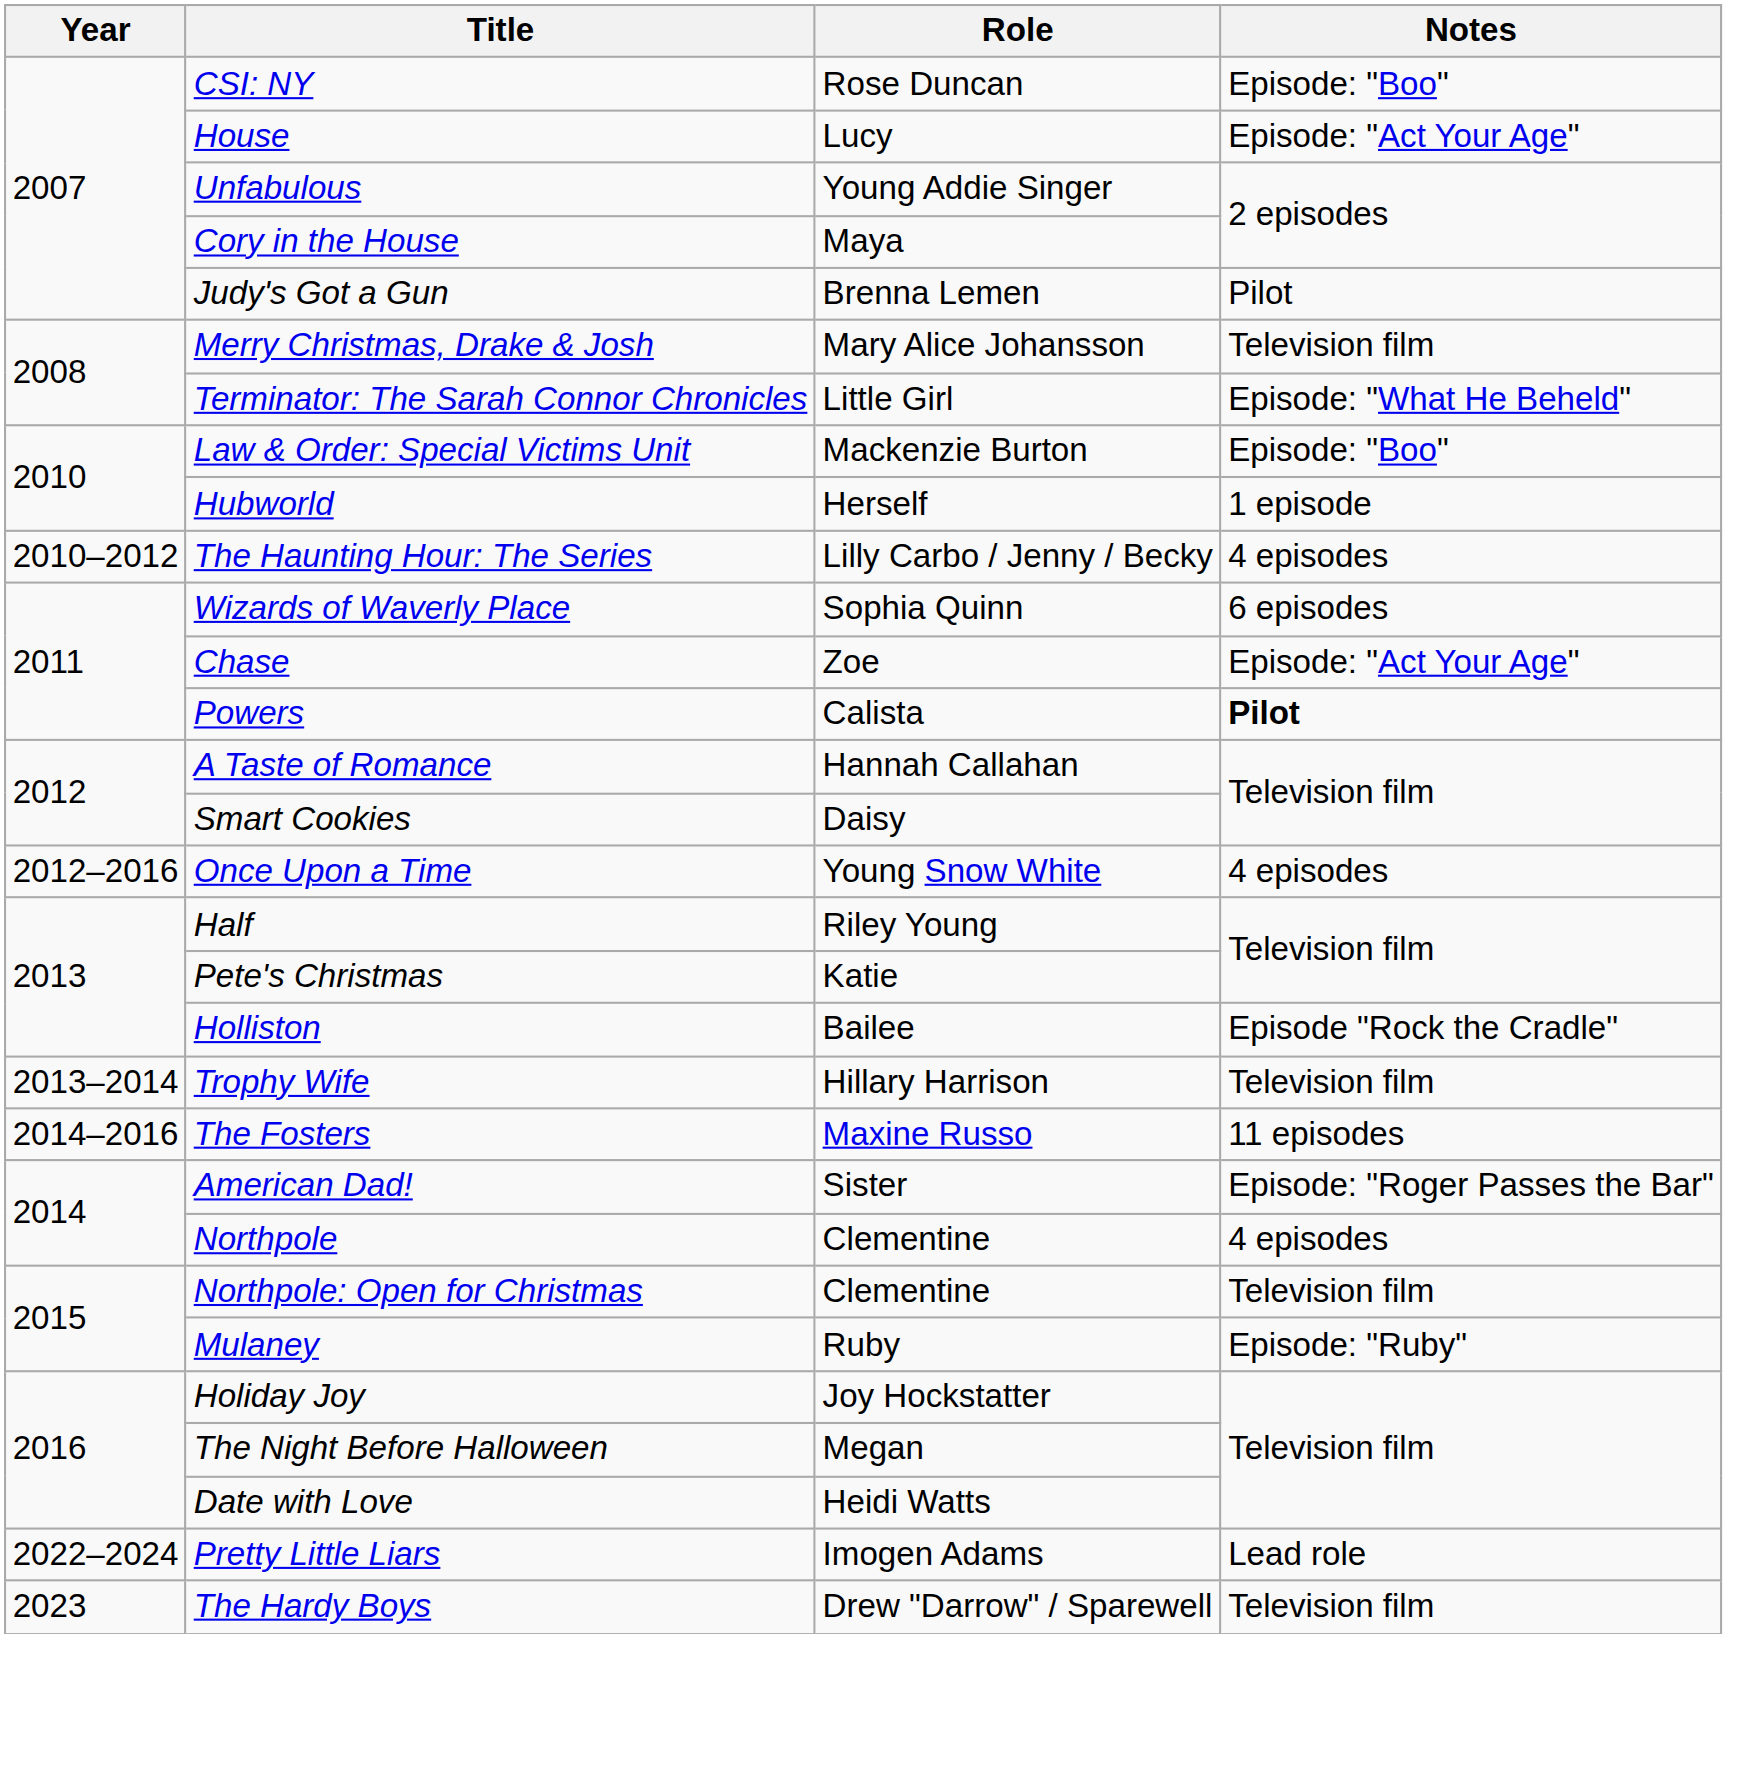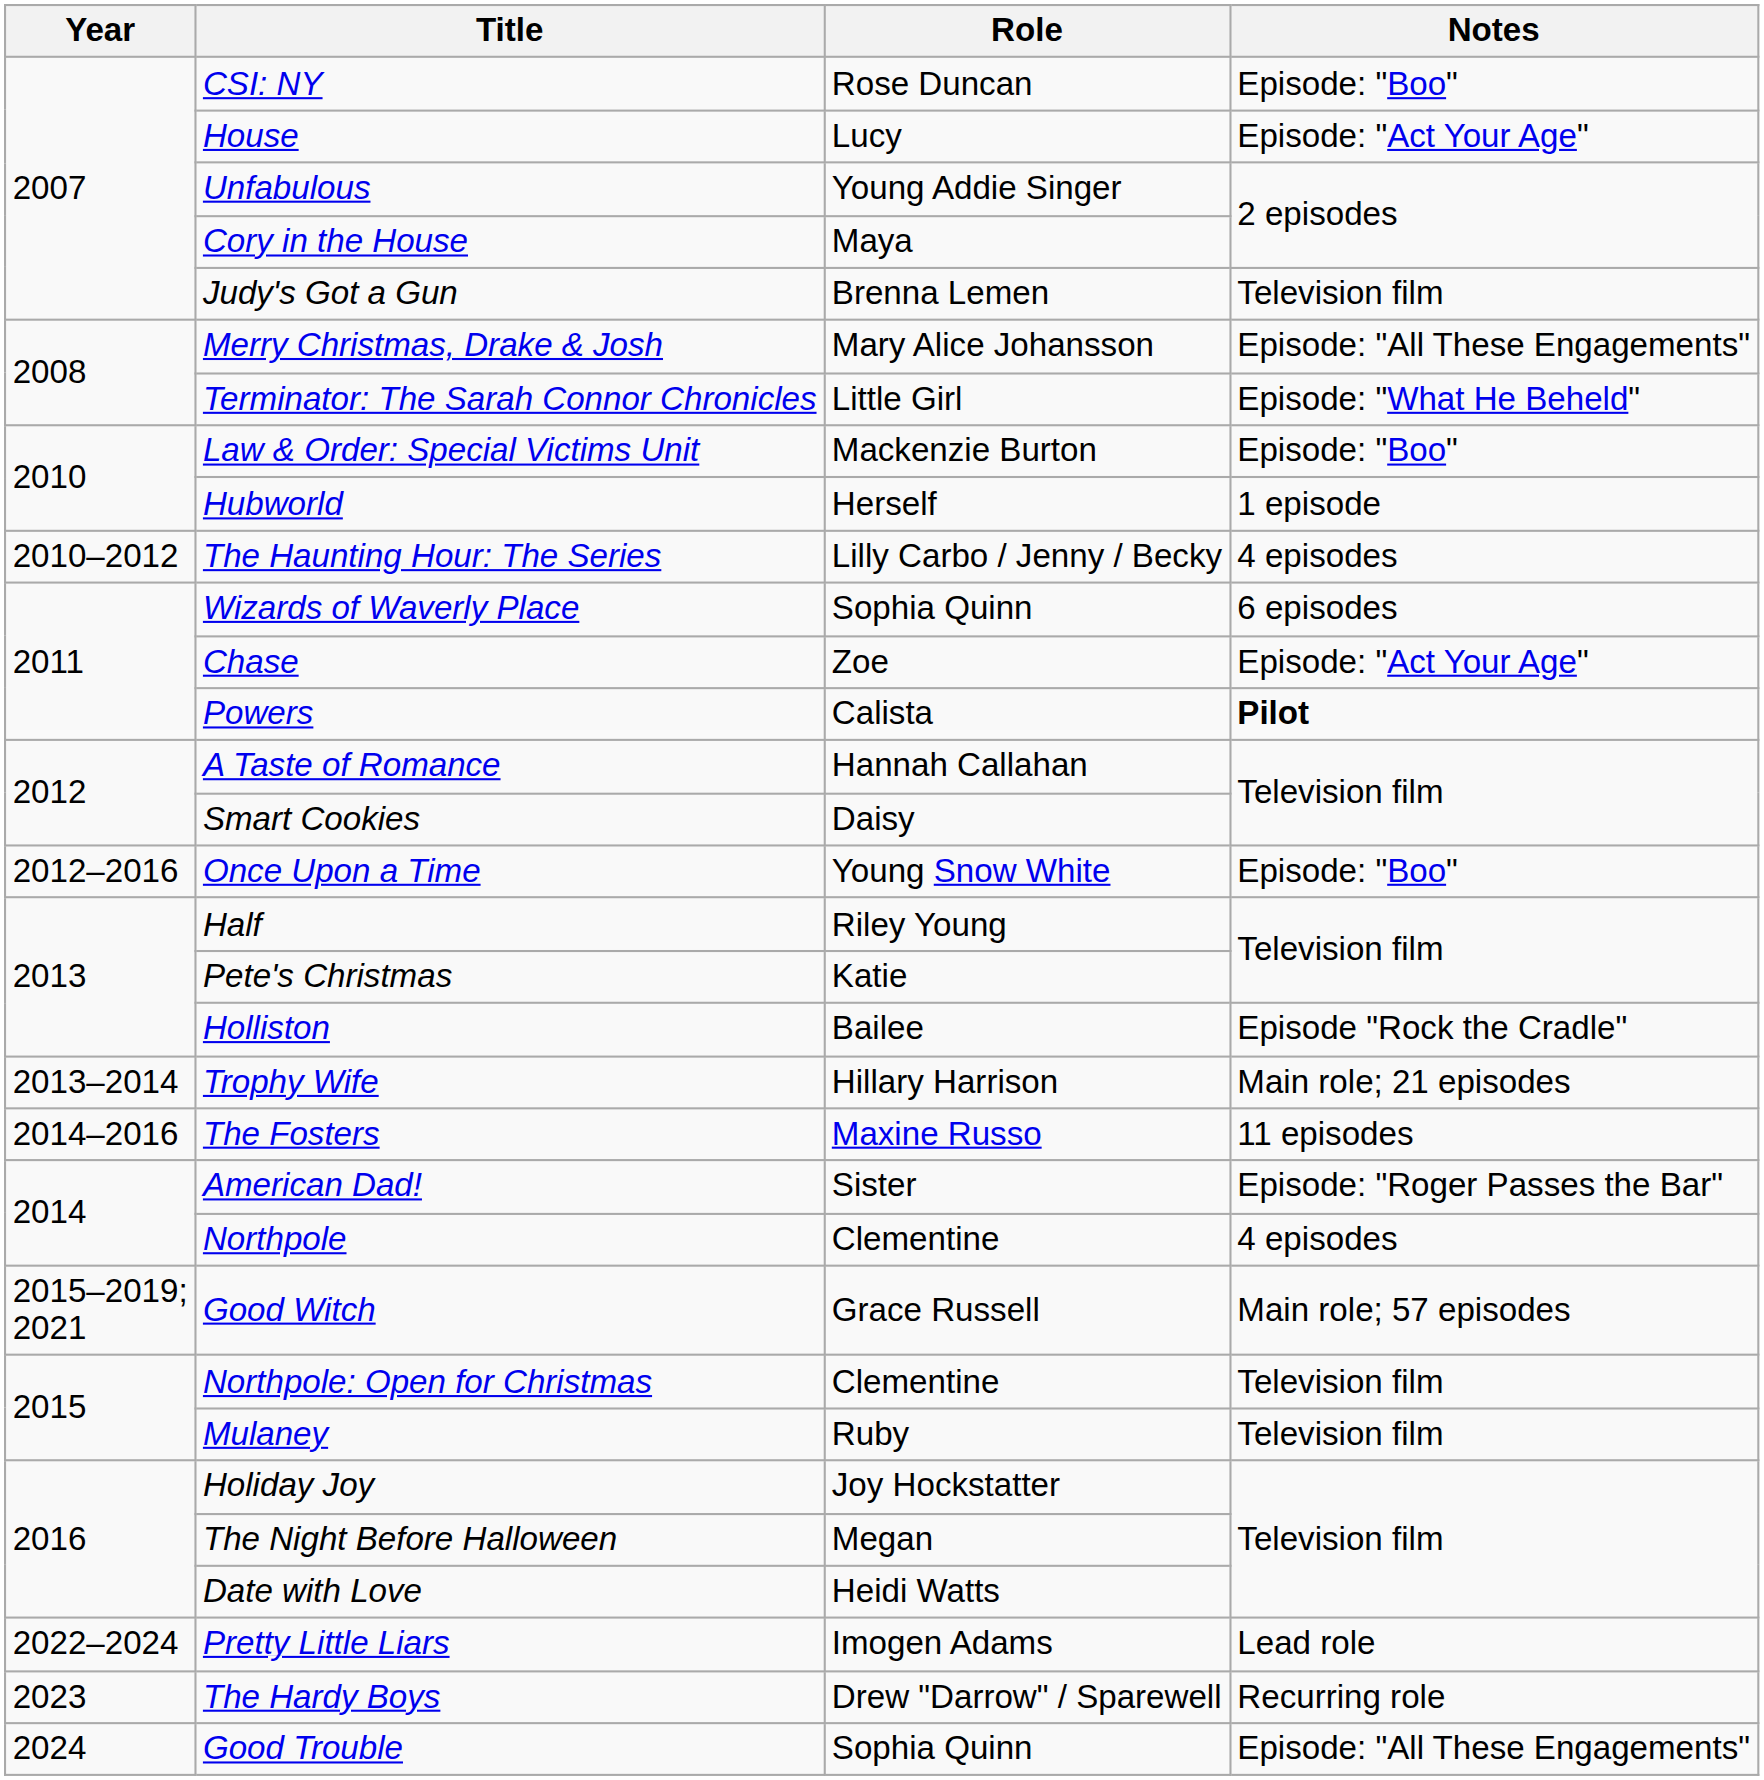(1260, 293) Pilot -> (1340, 293) Television film
(1331, 345) Television film -> (1494, 345) Episode: "All These Engagements"
(1308, 871) 4 episodes -> (1348, 871) Episode: "Boo"
(1331, 1081) Television film -> (1404, 1081) Main role; 21 episodes
+ row: (289, 1310)
(1348, 1343) Episode: "Ruby" -> (1340, 1433) Television film
(1331, 1606) Television film -> (1341, 1696) Recurring role
+ row: (303, 1748)
